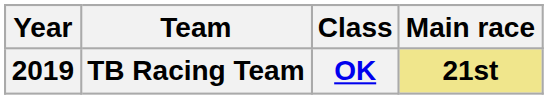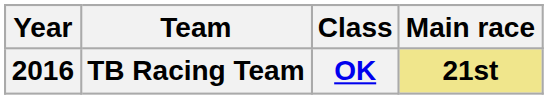(43, 71) 2019 -> (43, 71) 2016
